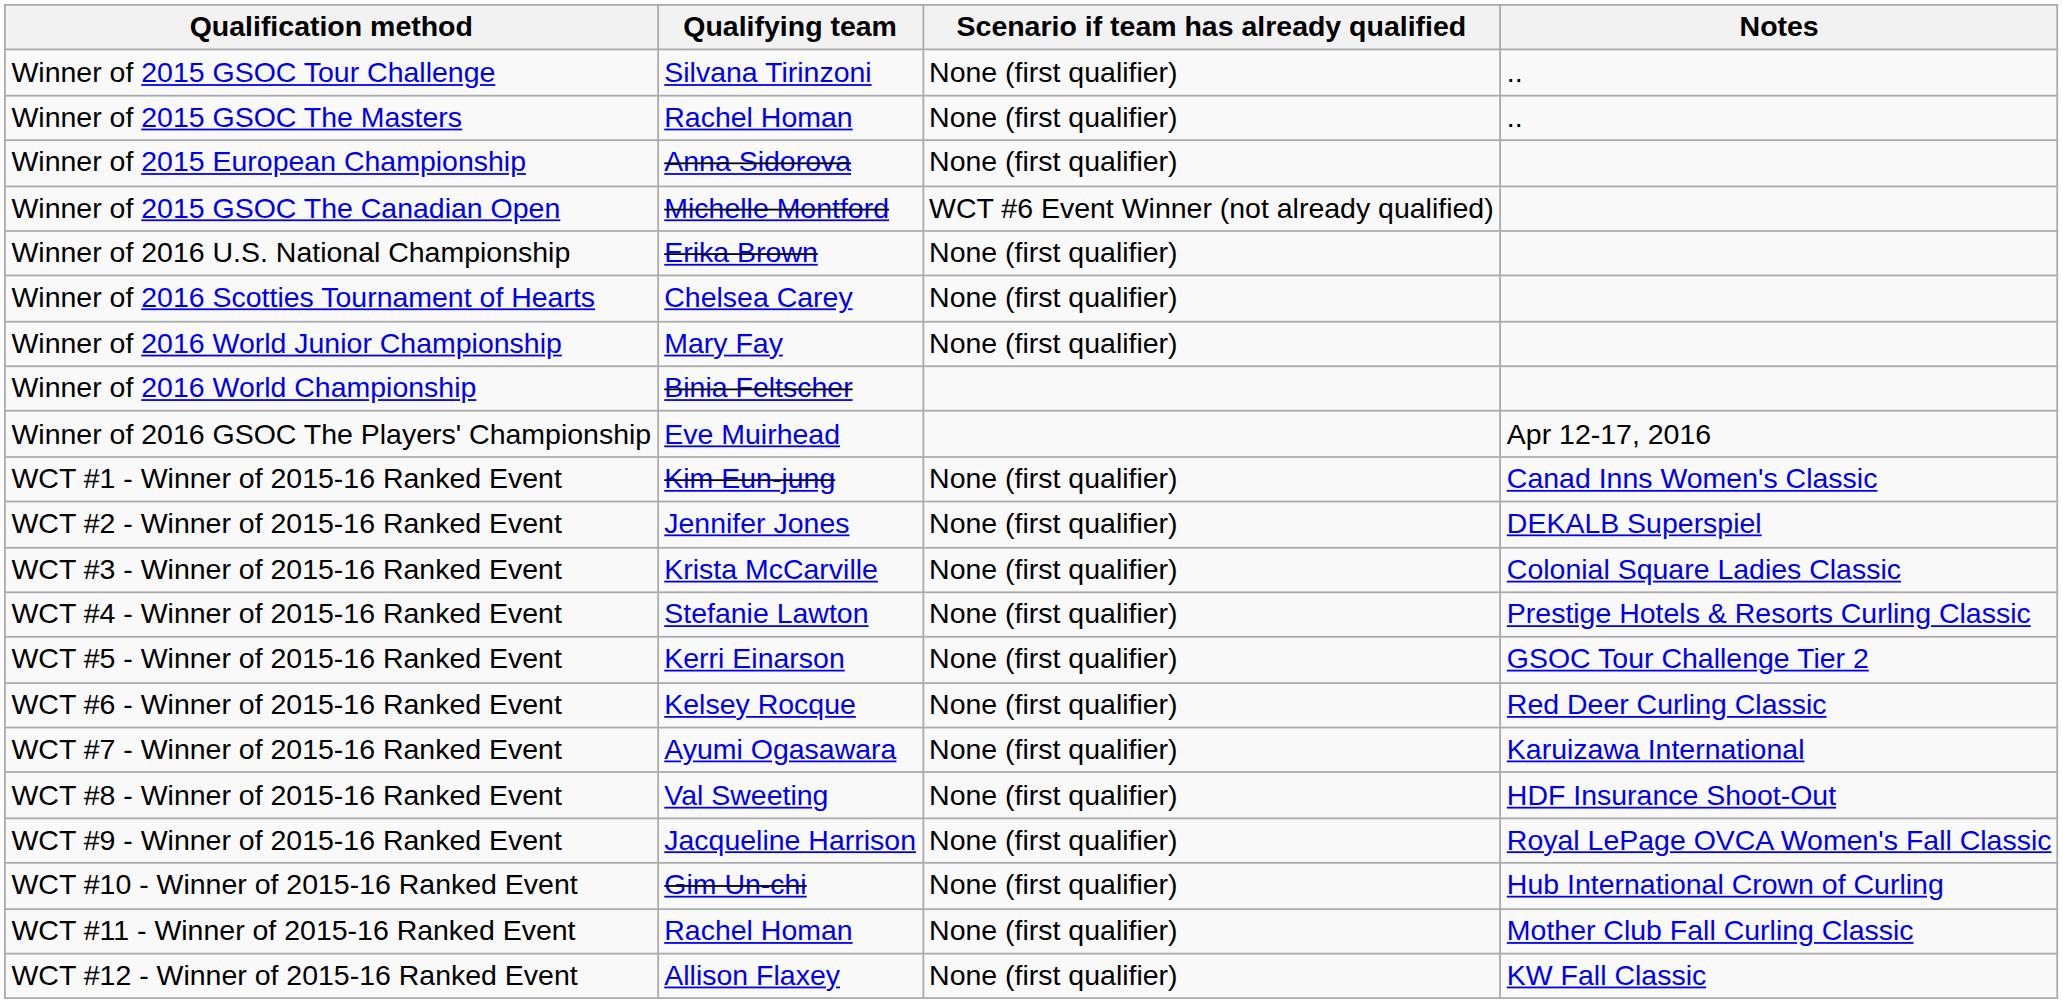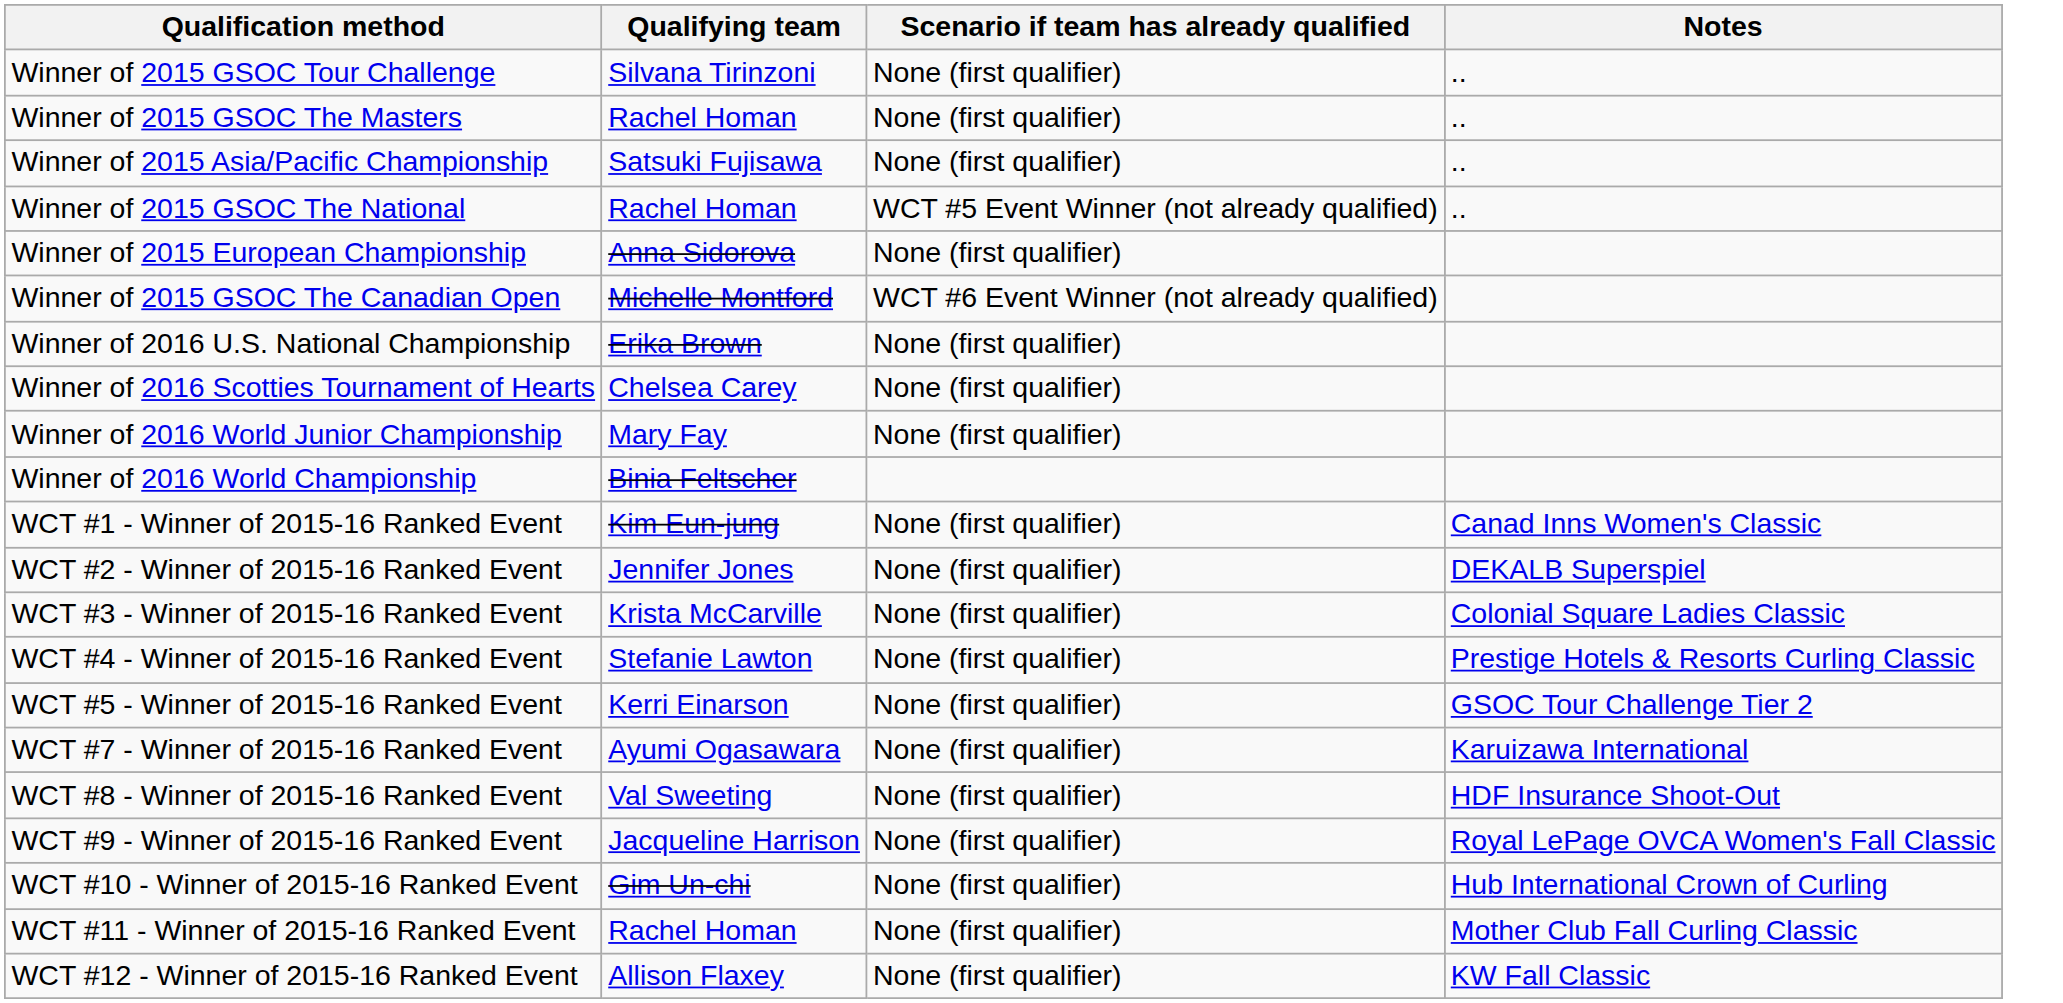+ row: (280, 162)
+ row: (238, 207)
- row: (331, 433)
- row: (287, 704)
